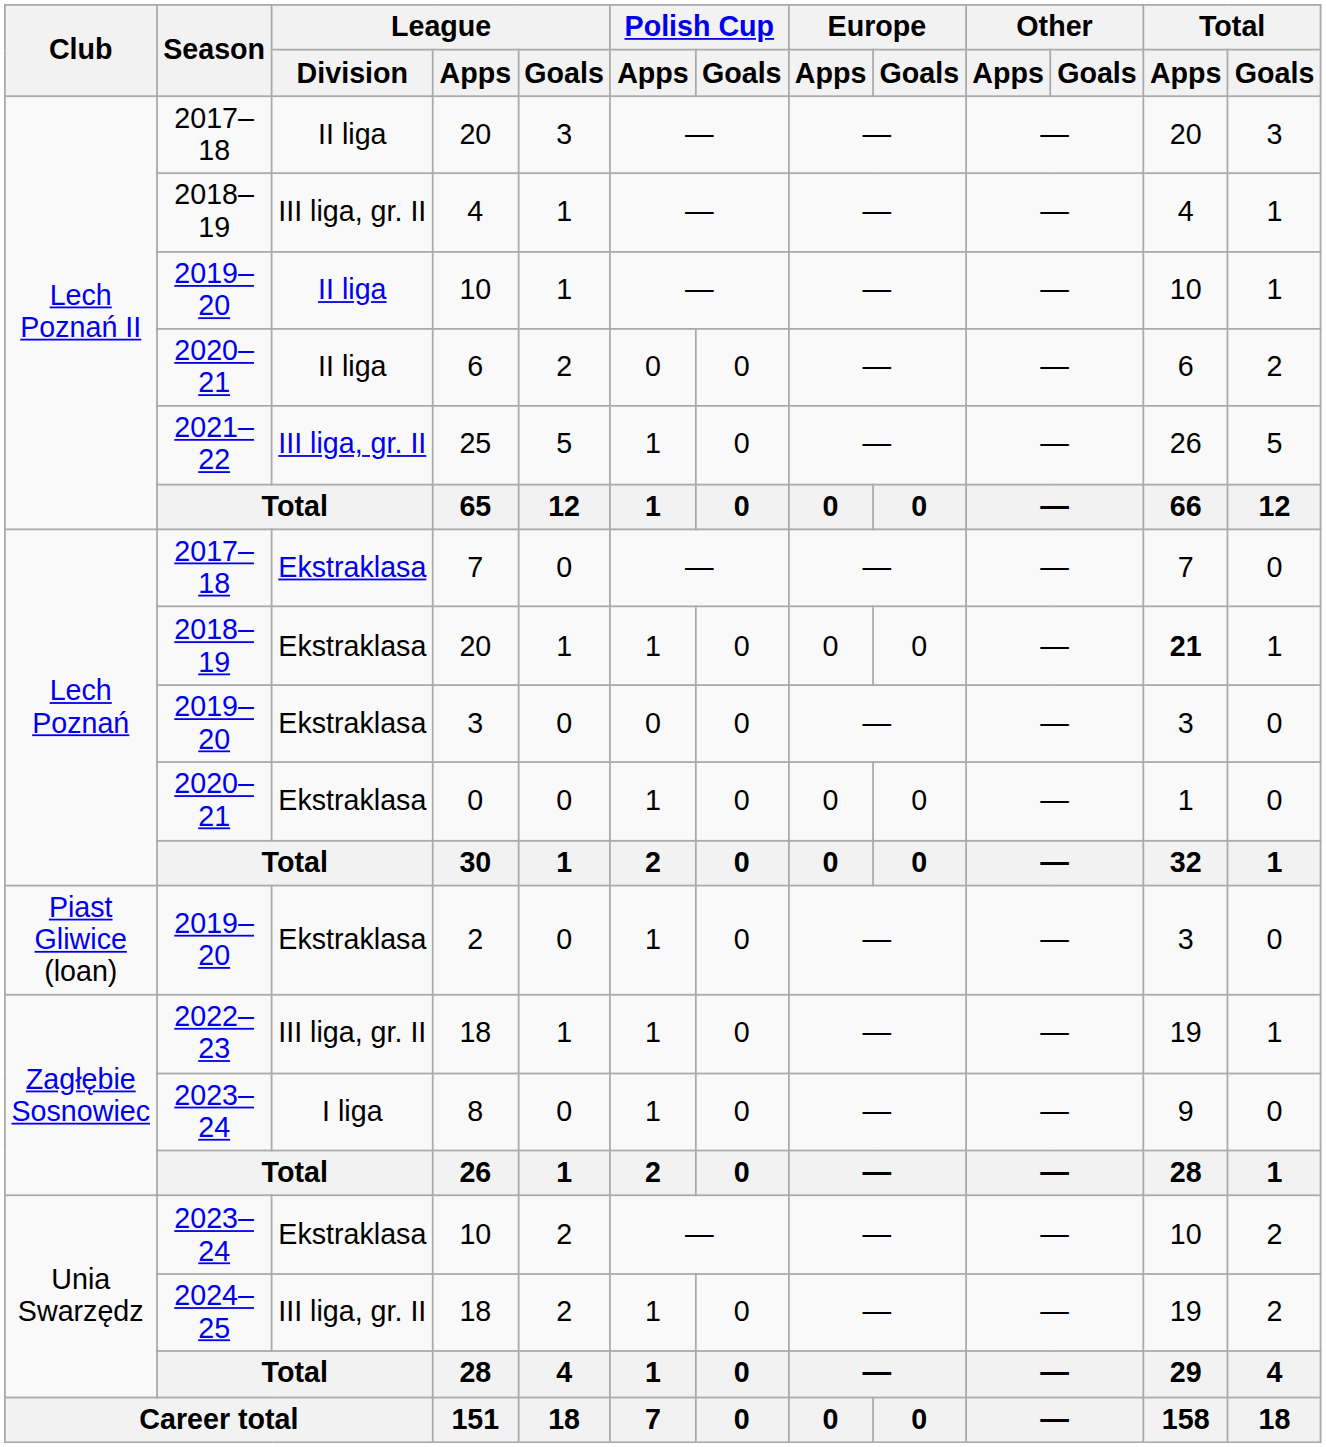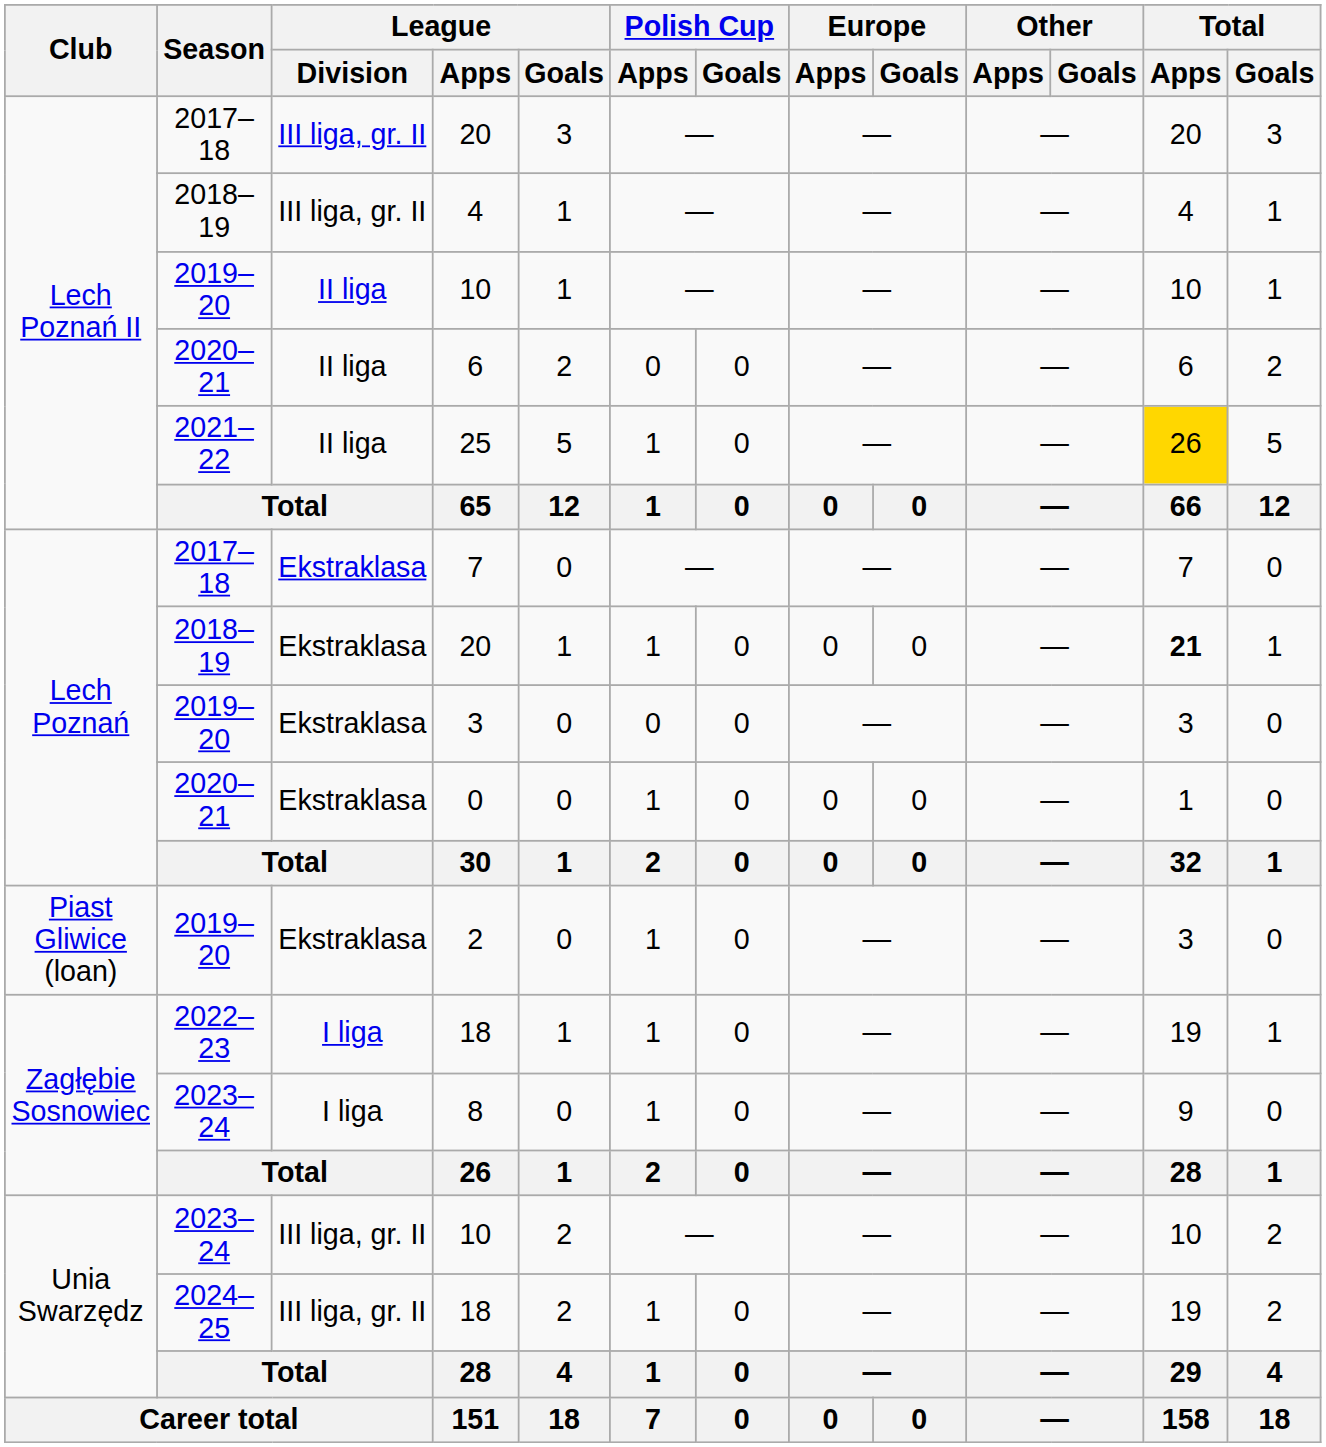(352, 134) II liga -> (352, 134) III liga, gr. II
(352, 444) III liga, gr. II -> (352, 444) II liga
(1186, 444) no background -> (1186, 444) gold background
(352, 1033) III liga, gr. II -> (352, 1033) I liga
(352, 1234) Ekstraklasa -> (352, 1234) III liga, gr. II
